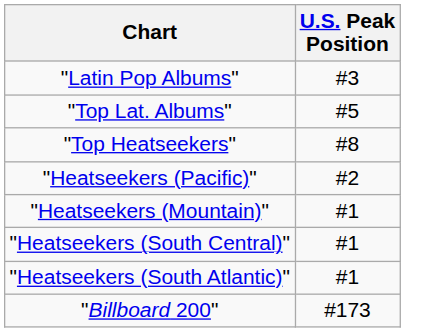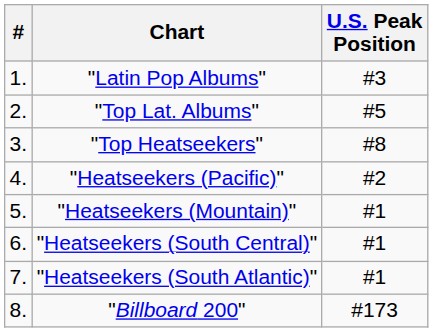+ column: (18, 32)
